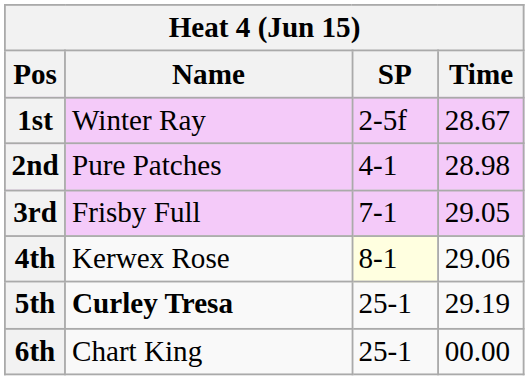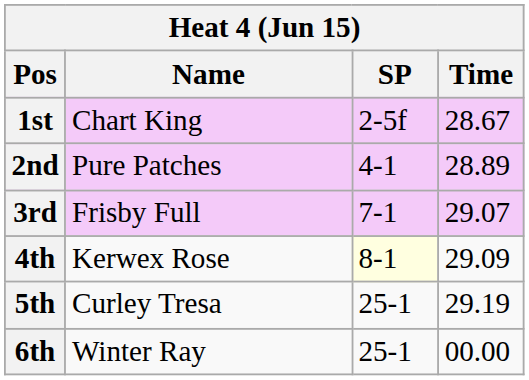(139, 119) Winter Ray -> (137, 119) Chart King
(477, 166) 28.98 -> (477, 166) 28.89
(477, 212) 29.05 -> (477, 212) 29.07
(477, 258) 29.06 -> (477, 258) 29.09
(152, 304) bold -> (147, 304) normal
(137, 350) Chart King -> (139, 350) Winter Ray
